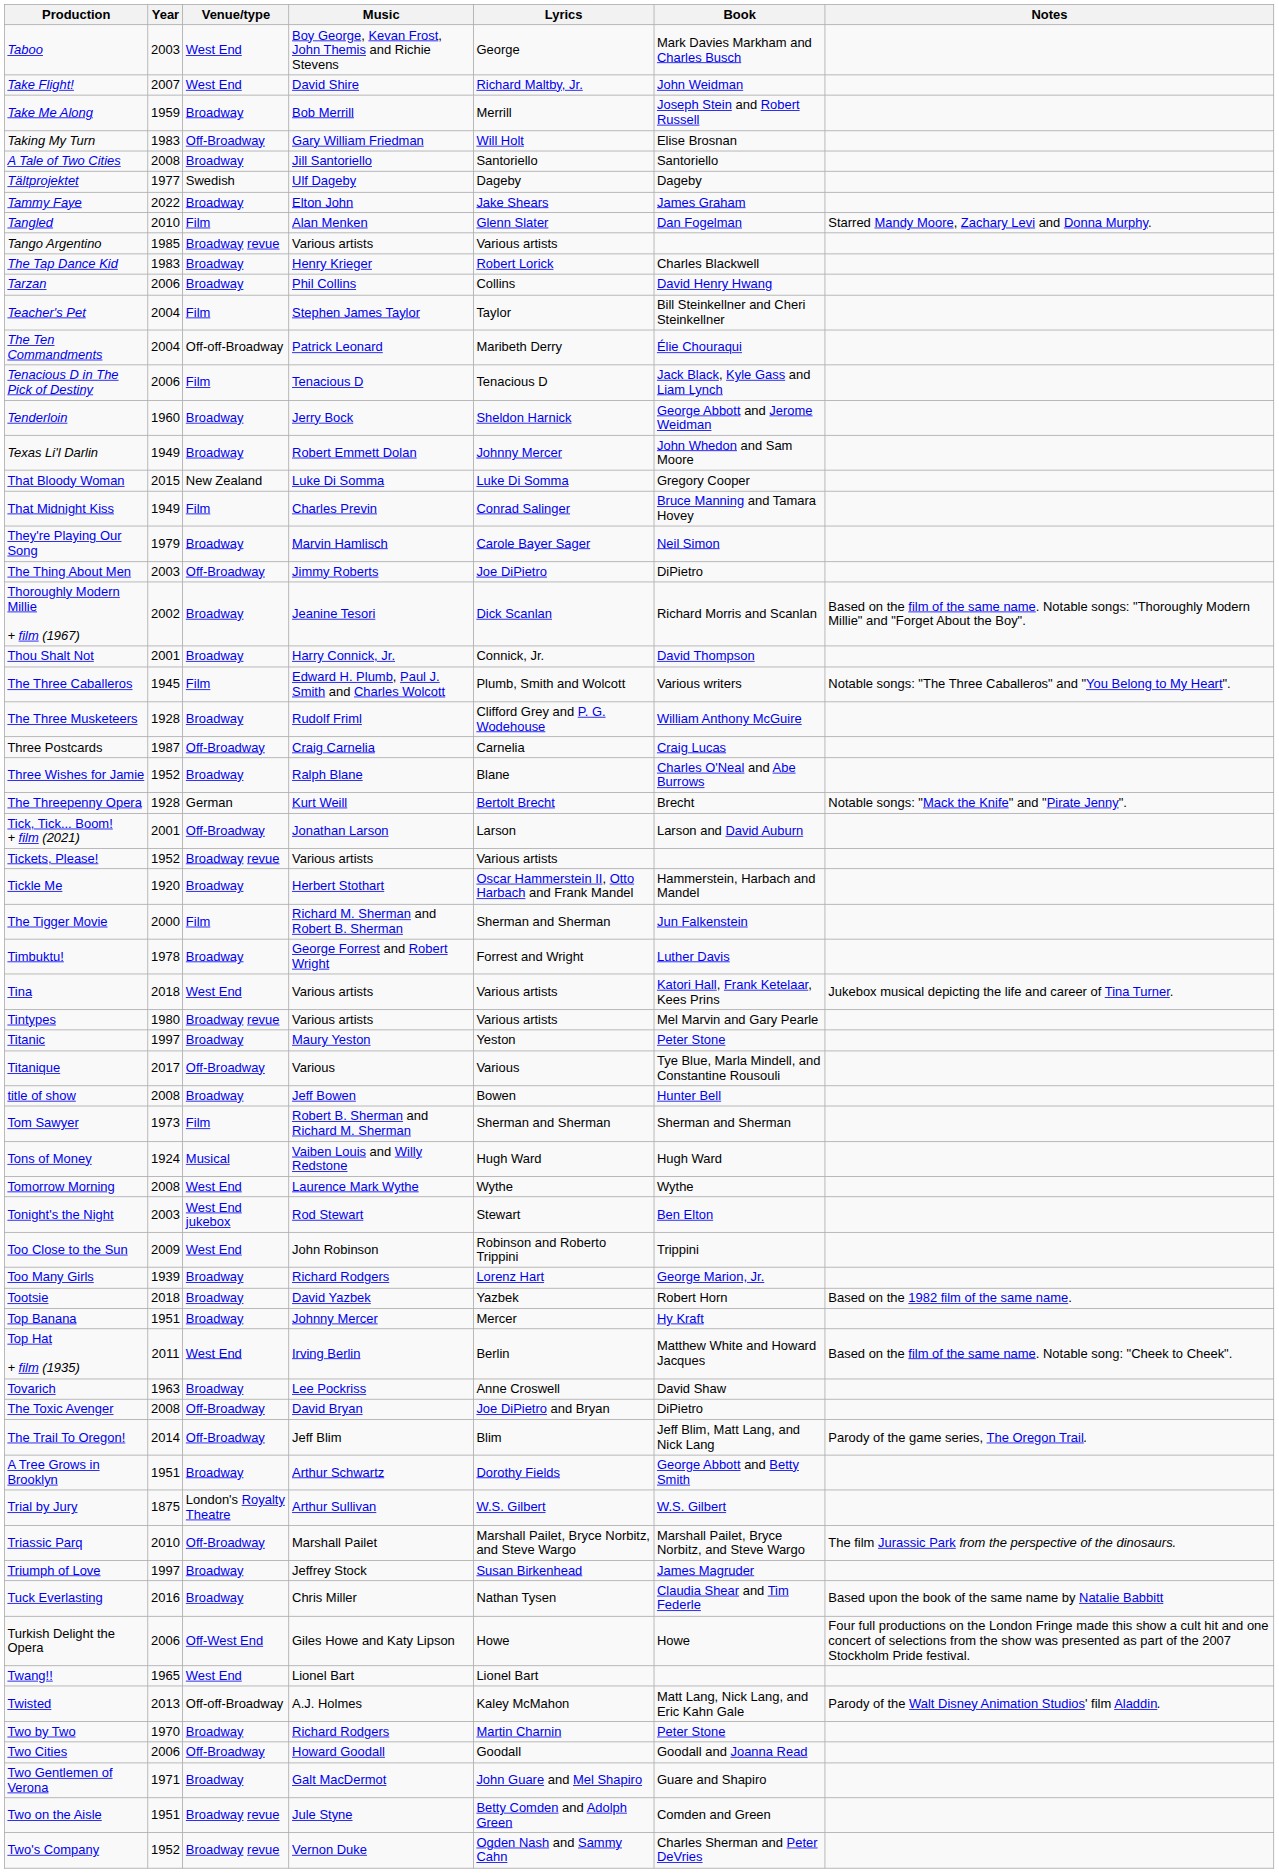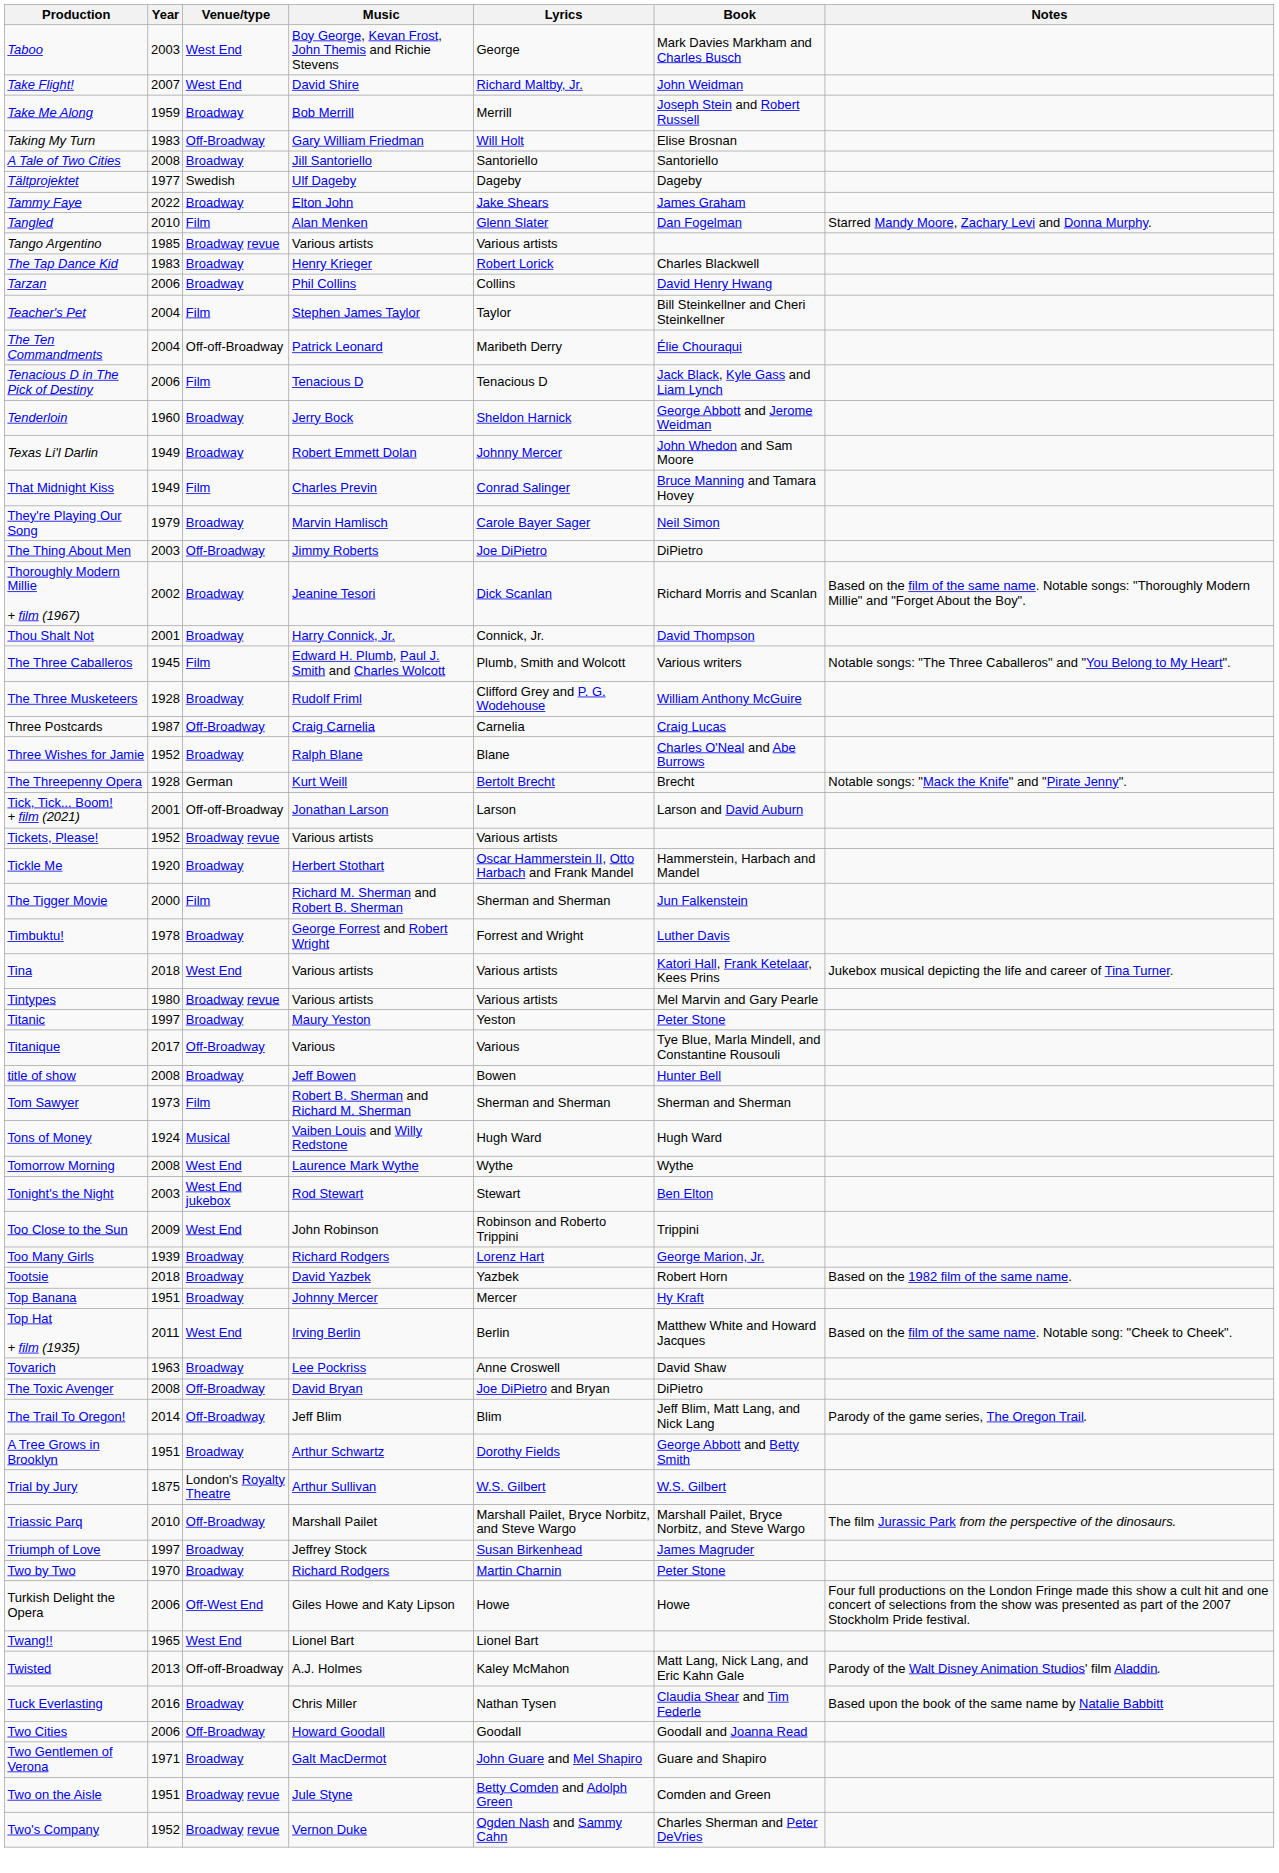- row: (66, 480)
(225, 830) Off-Broadway -> (235, 810) Off-off-Broadway
rows swapped: (55, 1598) <-> (41, 1731)
